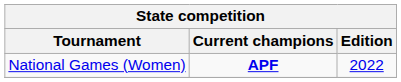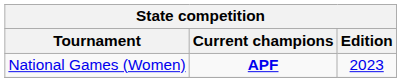(367, 65) 2022 -> (367, 65) 2023
